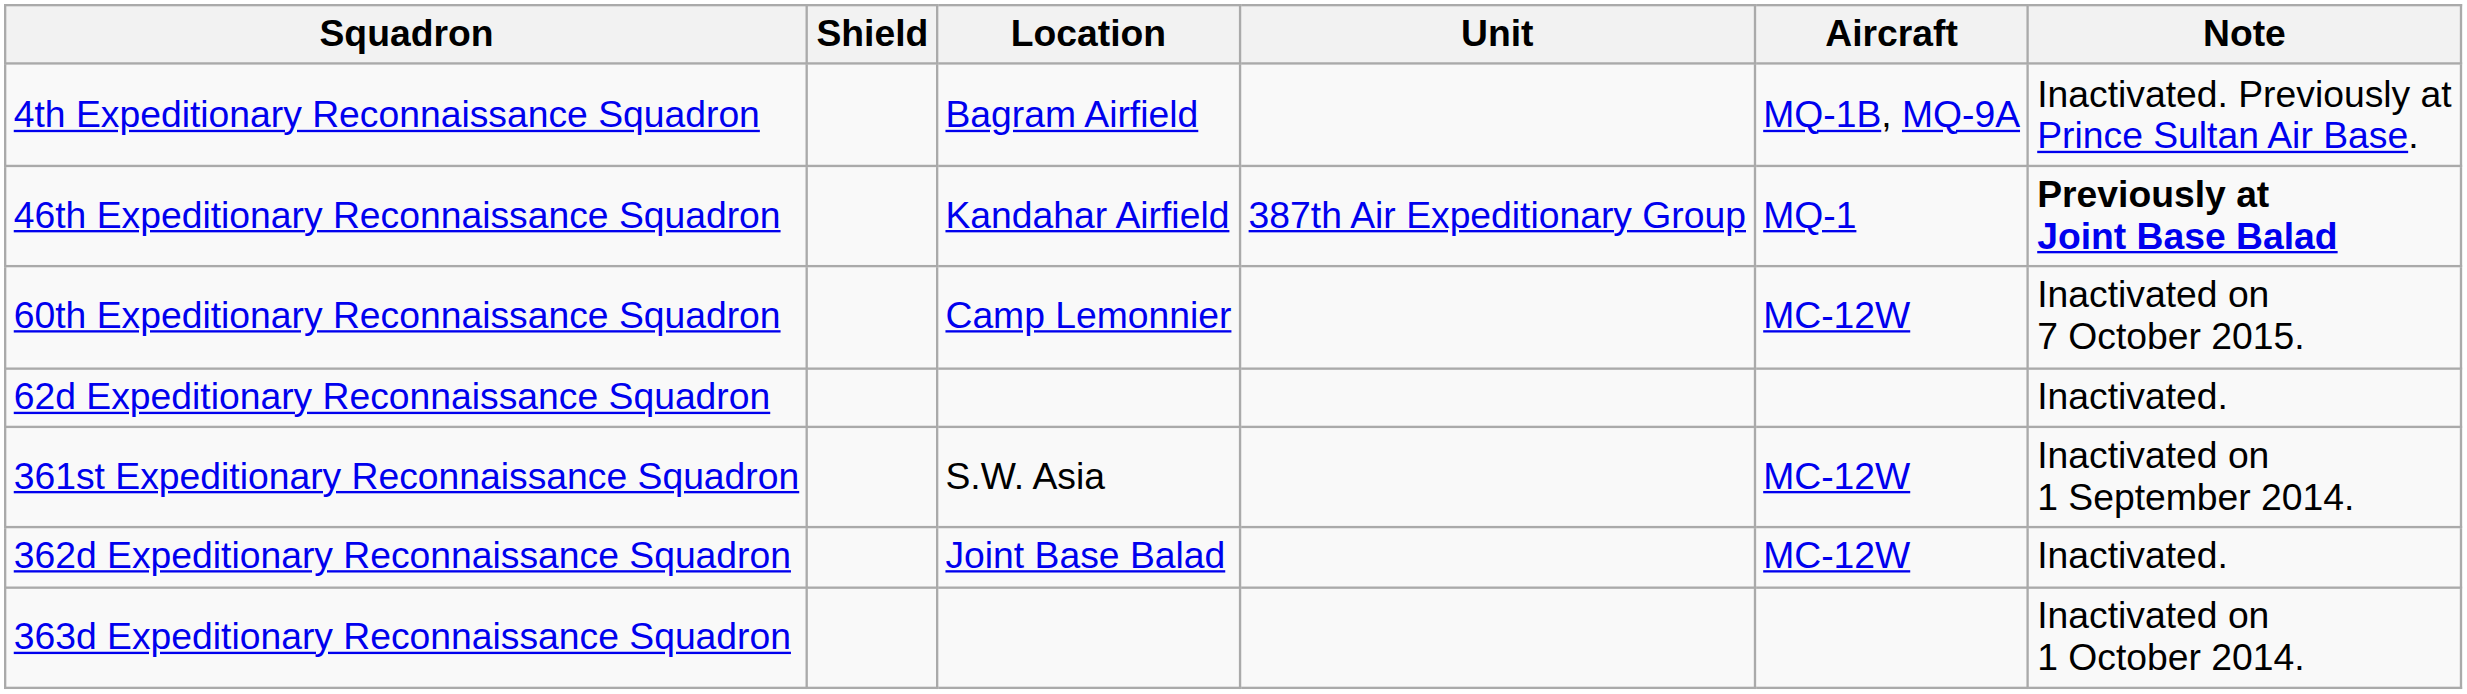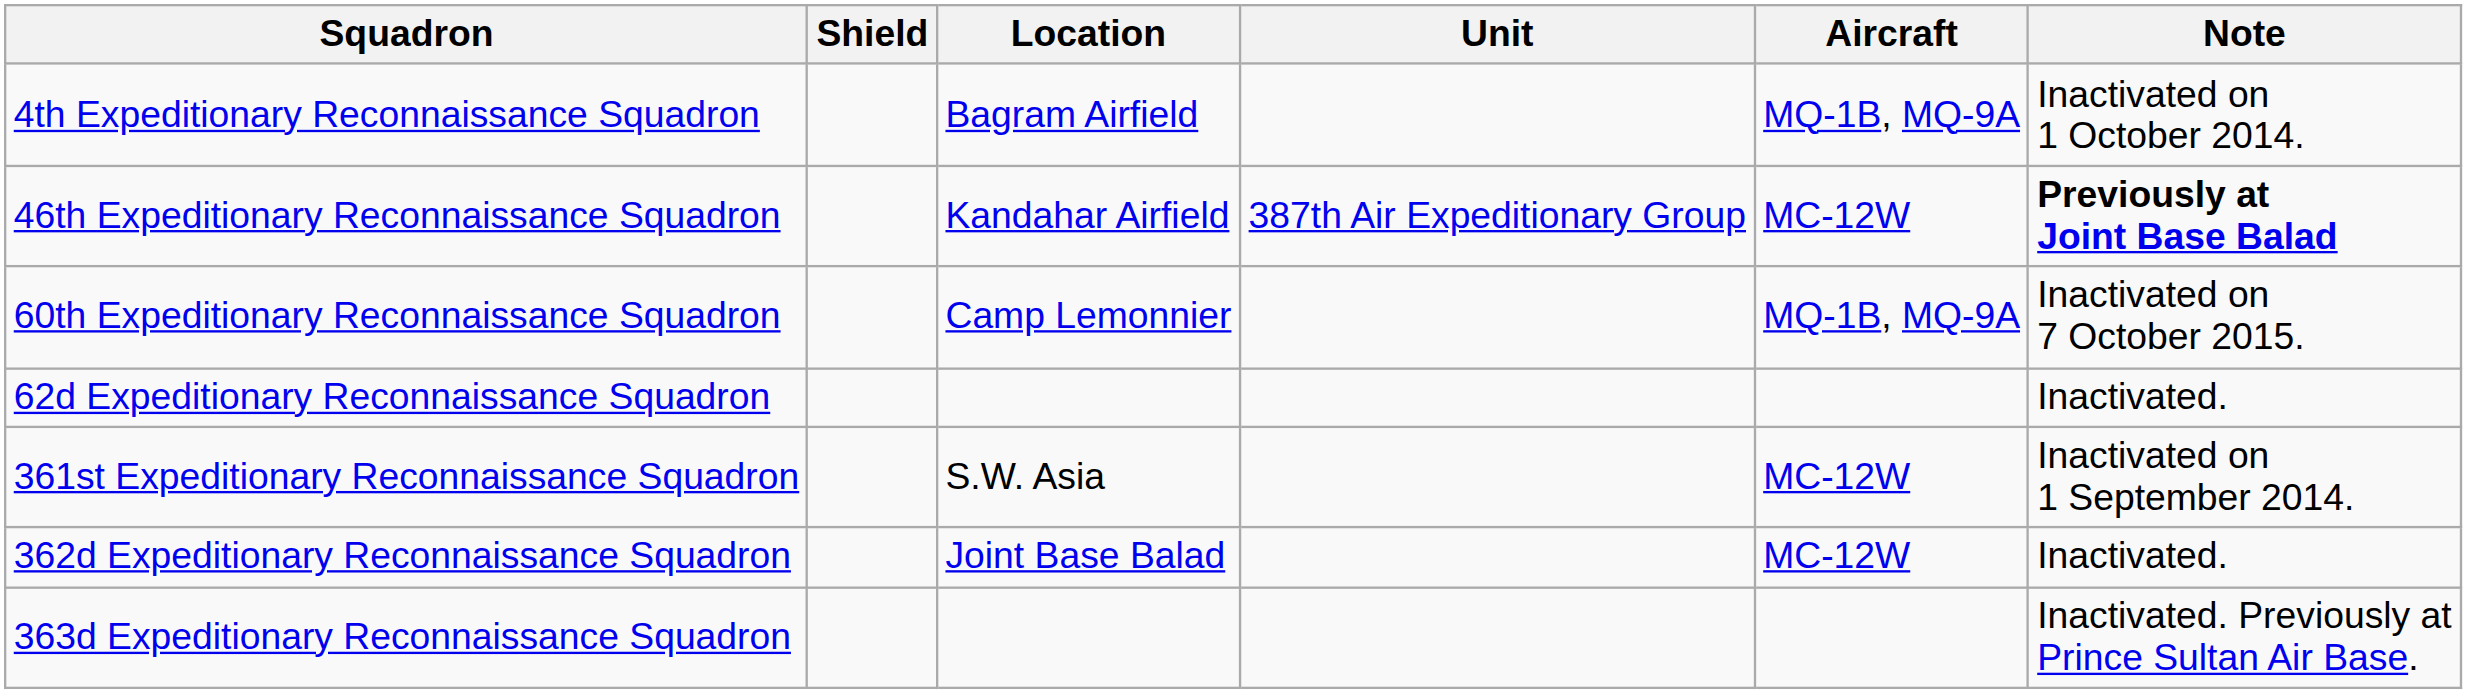(2244, 114) Inactivated. Previously at Prince Sultan Air Base. -> (2171, 114) Inactivated on 1 October 2014.
(1810, 215) MQ-1 -> (1837, 215) MC-12W
(1837, 316) MC-12W -> (1892, 316) MQ-1B, MQ-9A
(2171, 636) Inactivated on 1 October 2014. -> (2244, 636) Inactivated. Previously at Prince Sultan Air Base.
